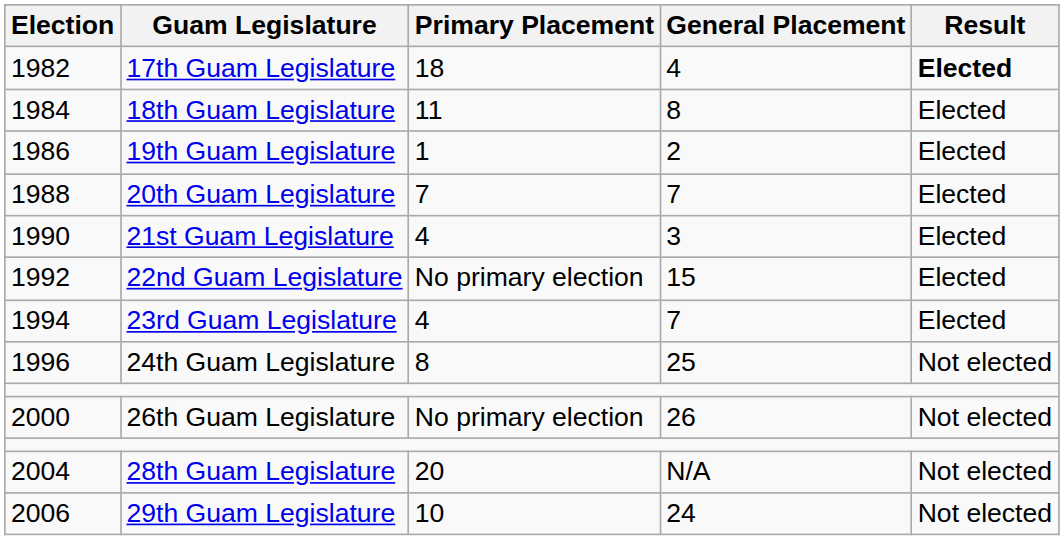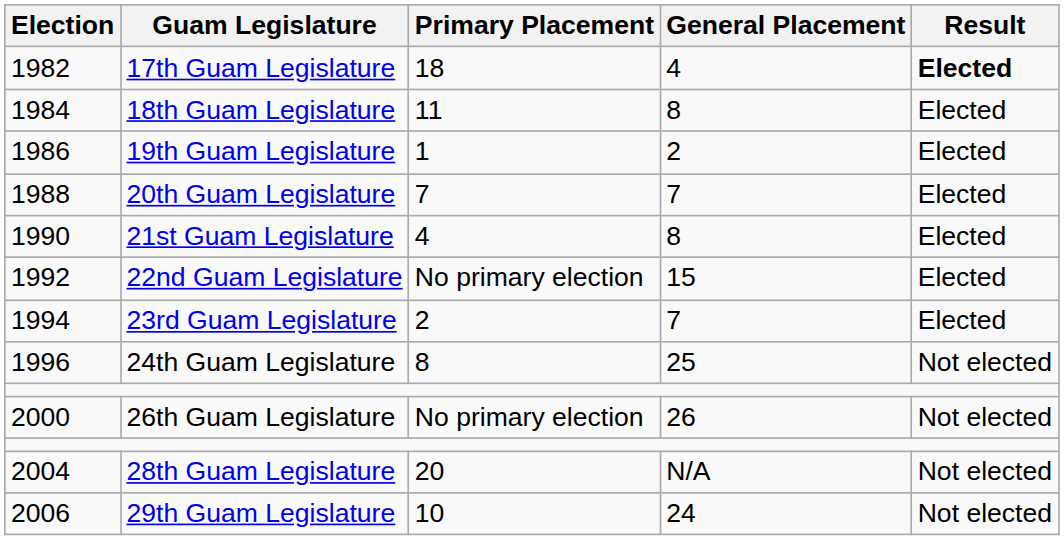(674, 236) 3 -> (674, 236) 8
(422, 320) 4 -> (422, 320) 2
